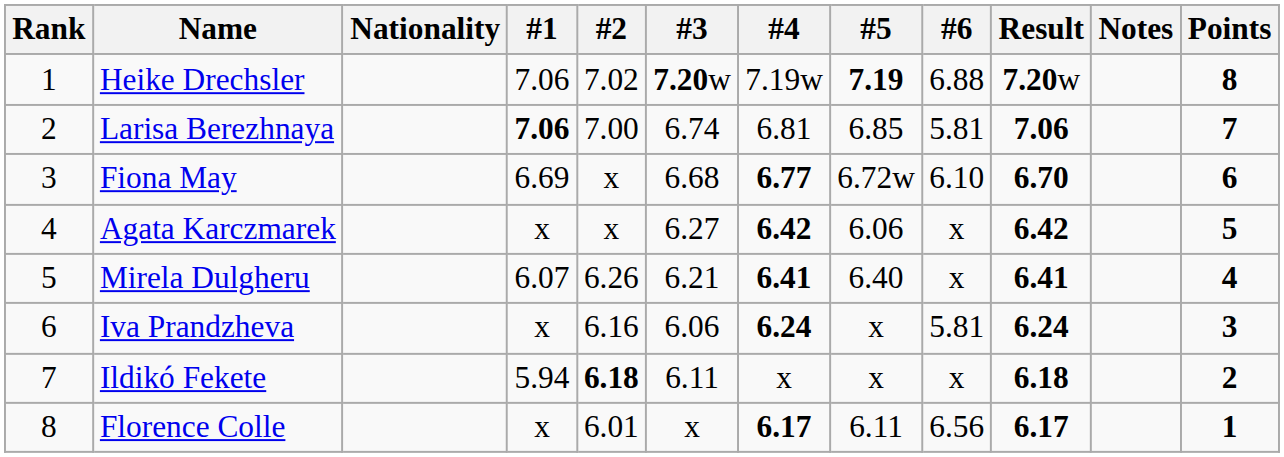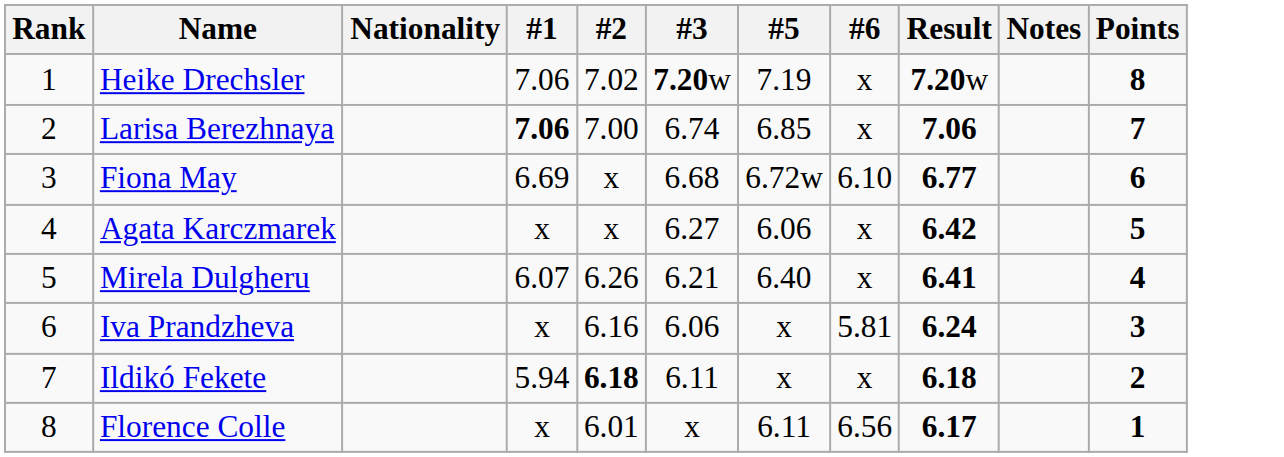- column: (784, 29)
(876, 79) bold -> (784, 79) normal
(957, 79) 6.88 -> (865, 79) x
(957, 128) 5.81 -> (865, 128) x
(1041, 178) 6.70 -> (949, 178) 6.77
